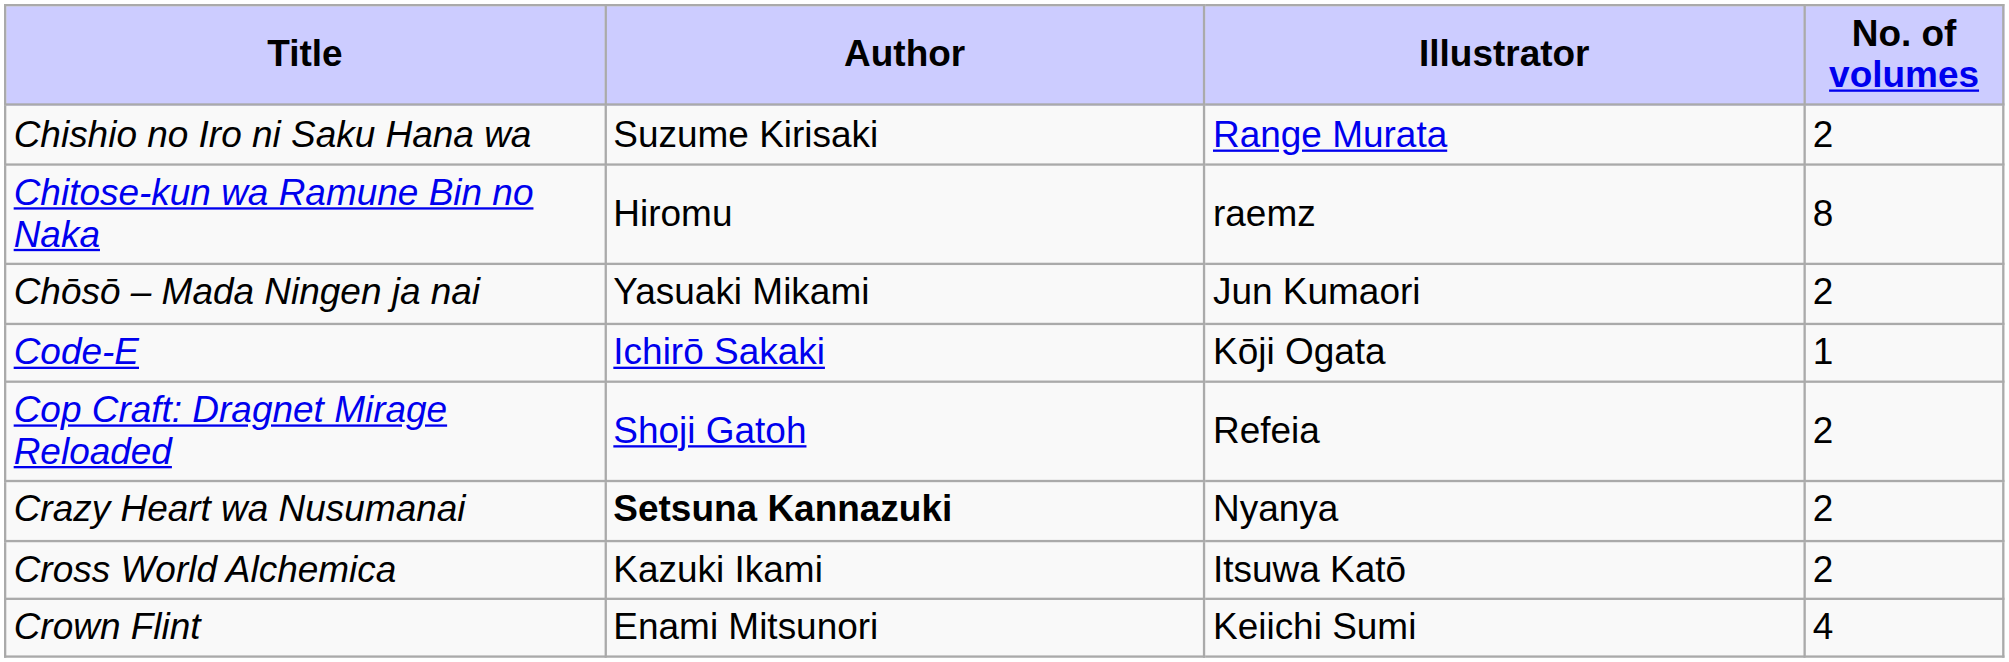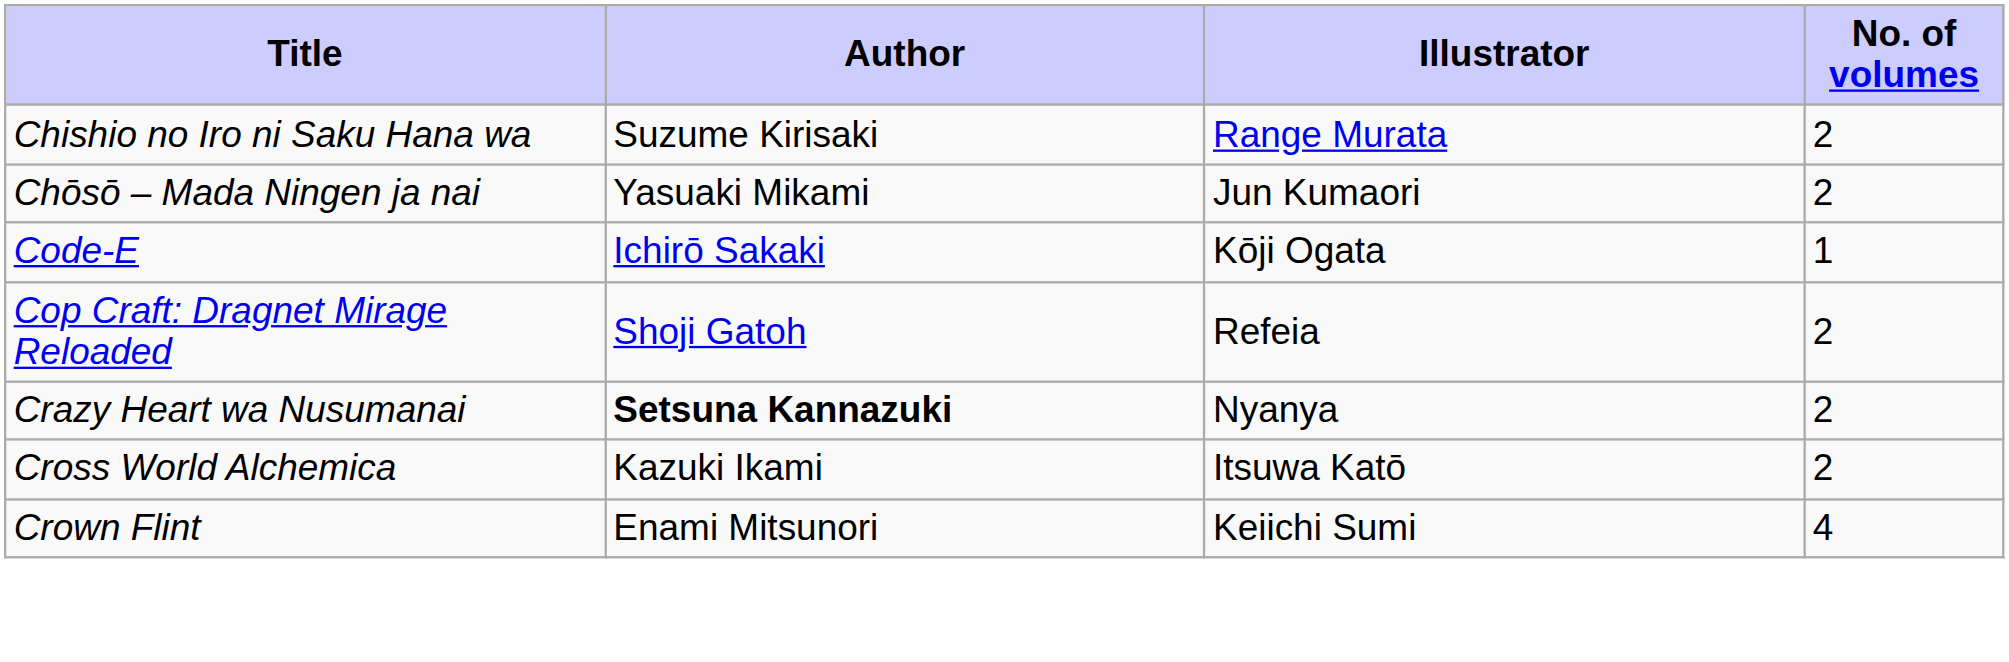- row: (274, 213)
